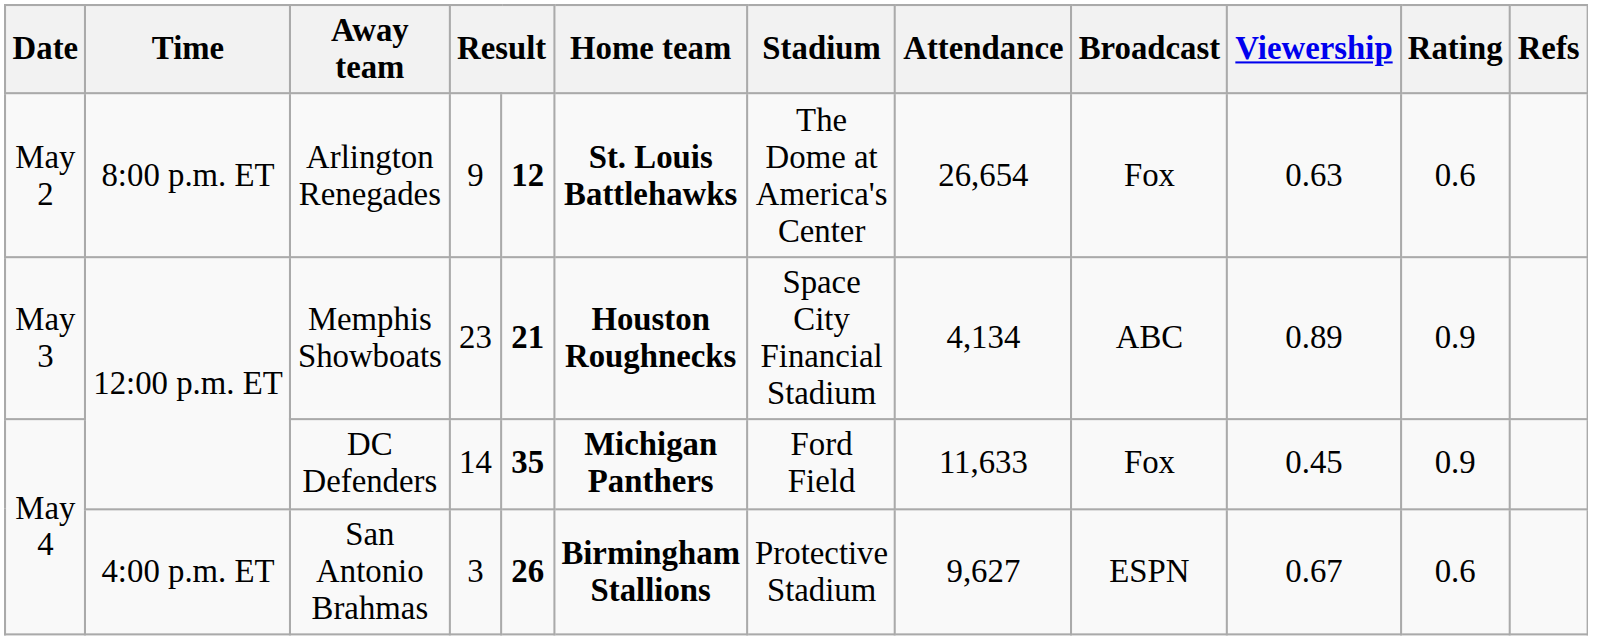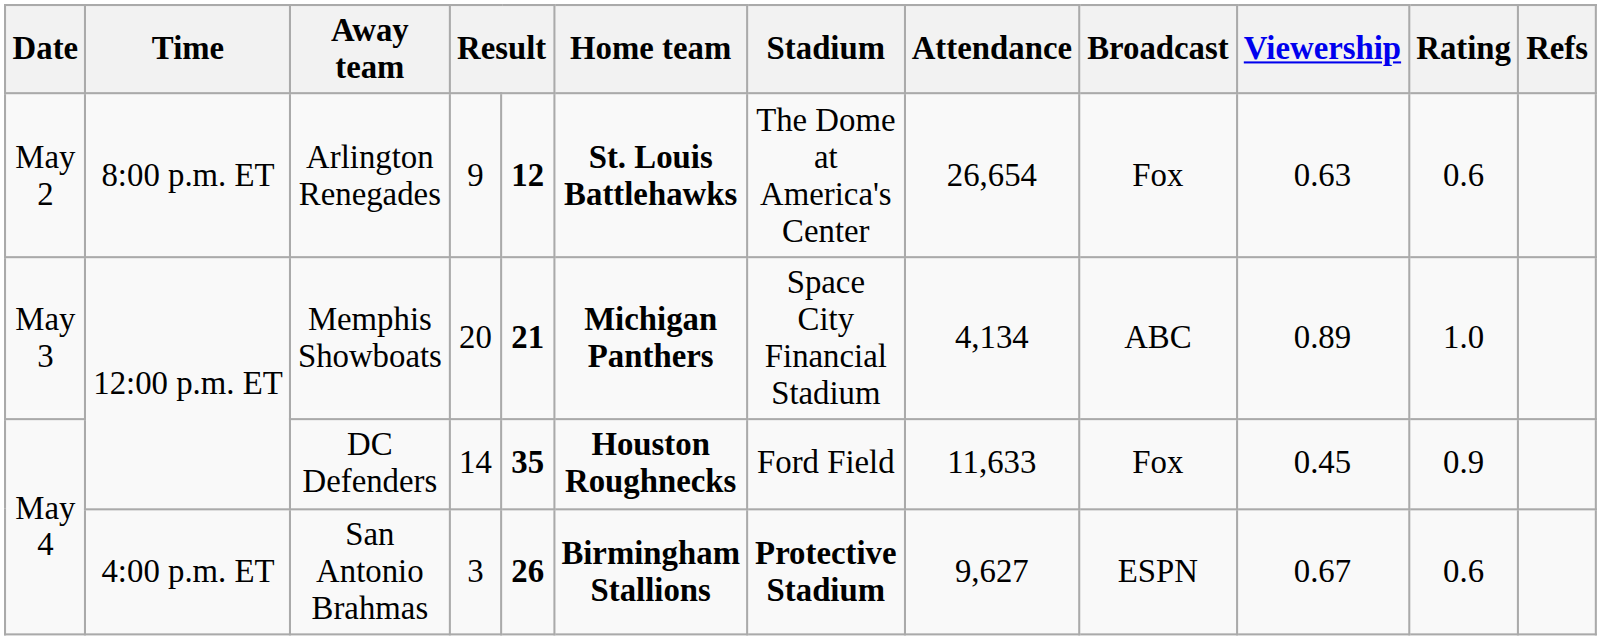(475, 337) 23 -> (475, 337) 20
(651, 337) Houston Roughnecks -> (651, 337) Michigan Panthers
(1455, 337) 0.9 -> (1464, 337) 1.0
(651, 463) Michigan Panthers -> (651, 463) Houston Roughnecks
(822, 570) normal -> (826, 570) bold
